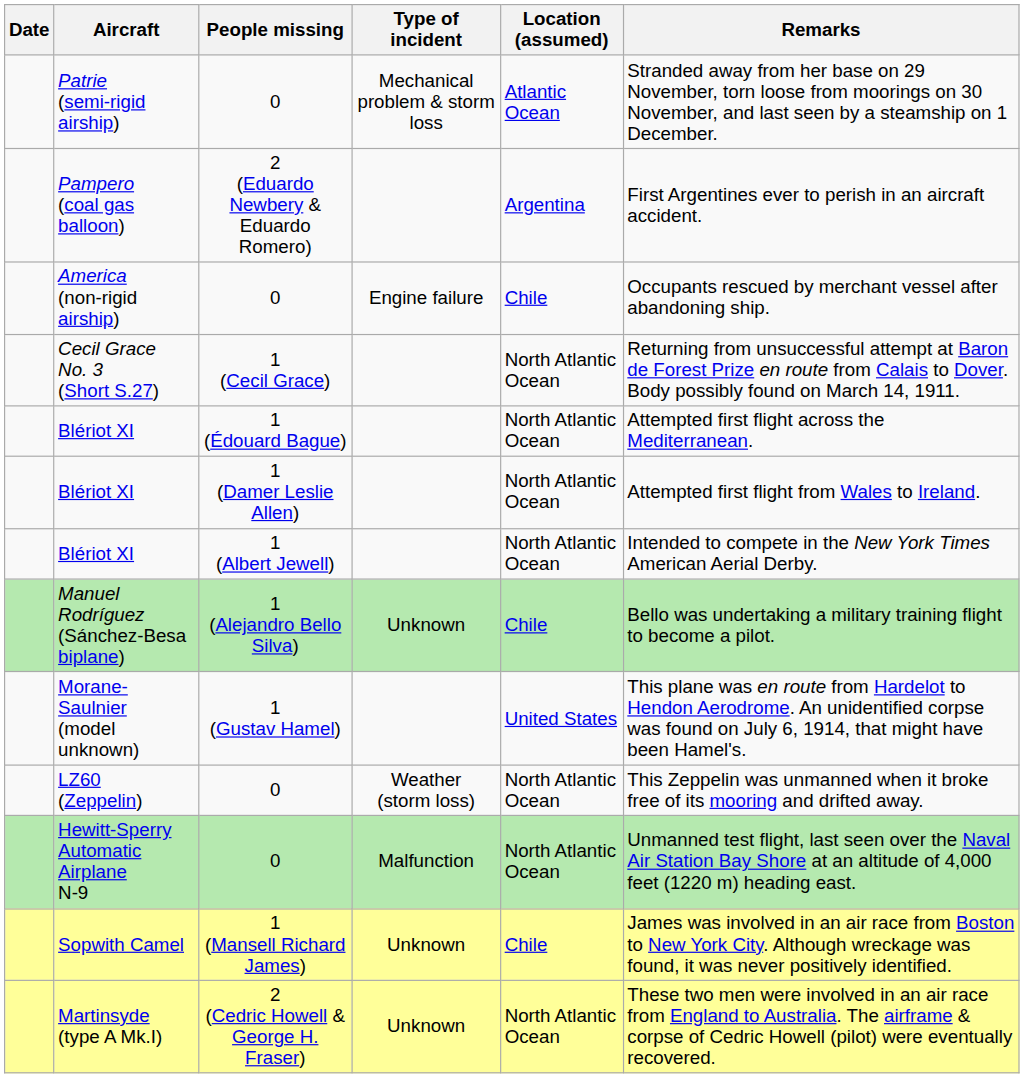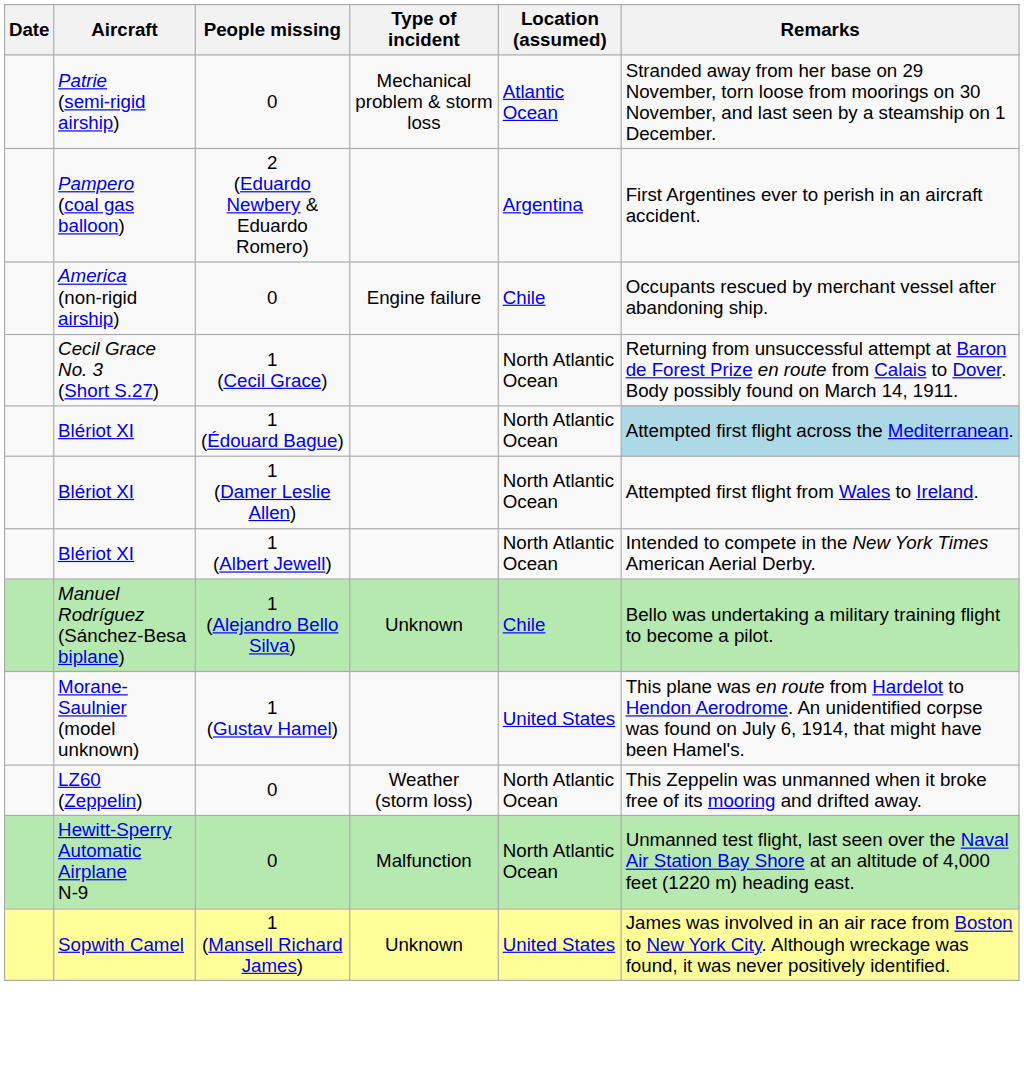(756, 431) no background -> (820, 431) lightblue background
(526, 944) Chile -> (559, 944) United States
- row: (110, 1026)
